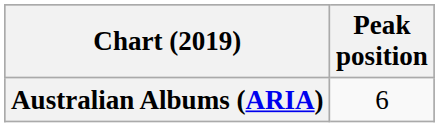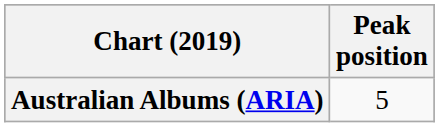(382, 99) 6 -> (382, 99) 5
